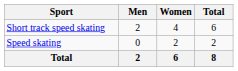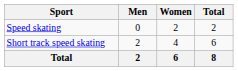rows swapped: (56, 27) <-> (34, 43)
